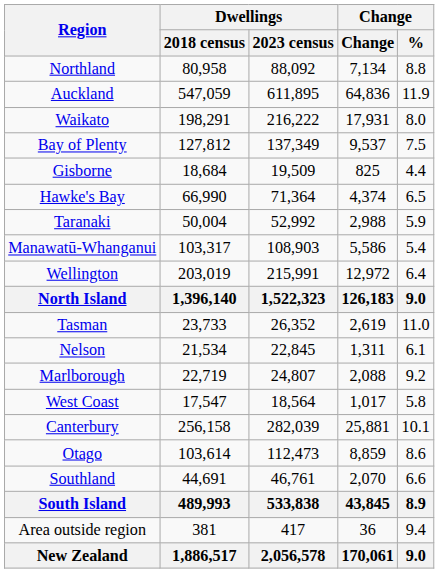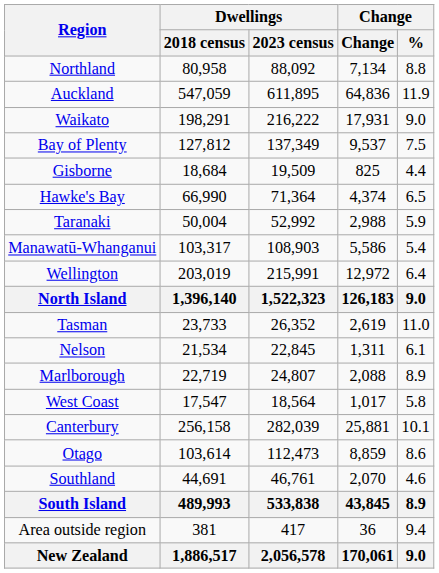(416, 119) 8.0 -> (416, 119) 9.0
(416, 376) 9.2 -> (416, 376) 8.9
(416, 478) 6.6 -> (416, 478) 4.6
